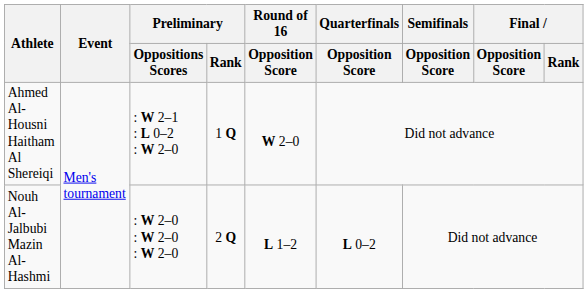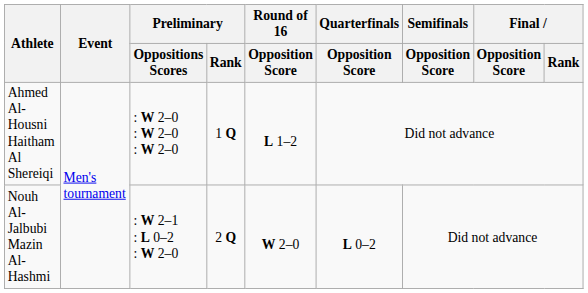(156, 133) : W 2–1 : L 0–2 : W 2–0 -> (156, 133) : W 2–0 : W 2–0 : W 2–0
(281, 142) W 2–0 -> (281, 142) L 1–2
(156, 237) : W 2–0 : W 2–0 : W 2–0 -> (156, 237) : W 2–1 : L 0–2 : W 2–0
(281, 245) L 1–2 -> (281, 245) W 2–0
